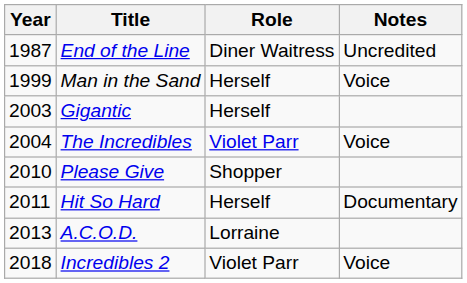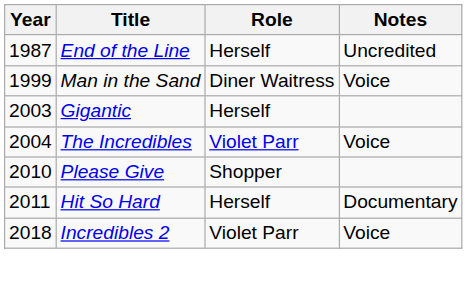(272, 50) Diner Waitress -> (240, 50) Herself
(240, 80) Herself -> (272, 80) Diner Waitress
- row: (99, 232)
